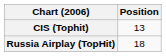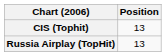(139, 43) 18 -> (139, 43) 13
